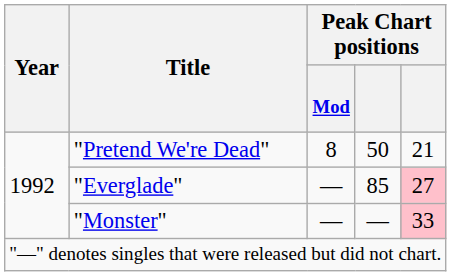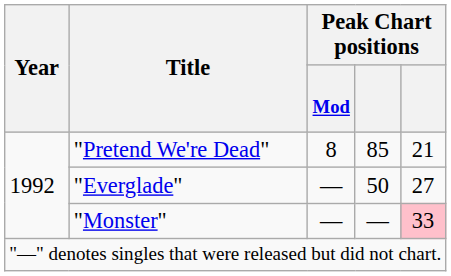(378, 149) 50 -> (378, 149) 85
(378, 185) 85 -> (378, 185) 50
(423, 185) pink background -> (423, 185) no background
